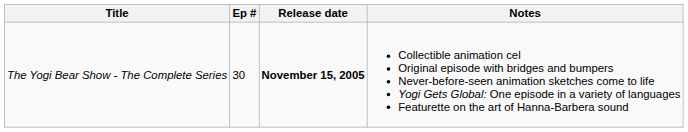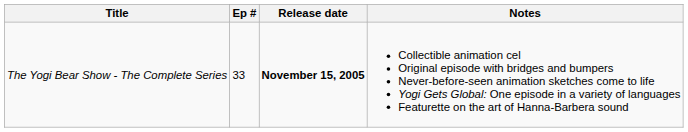(239, 74) 30 -> (239, 74) 33
